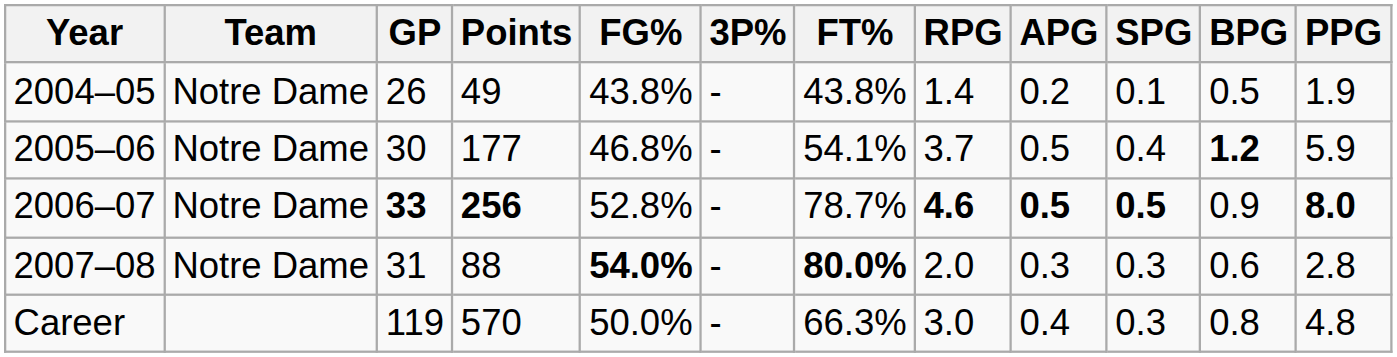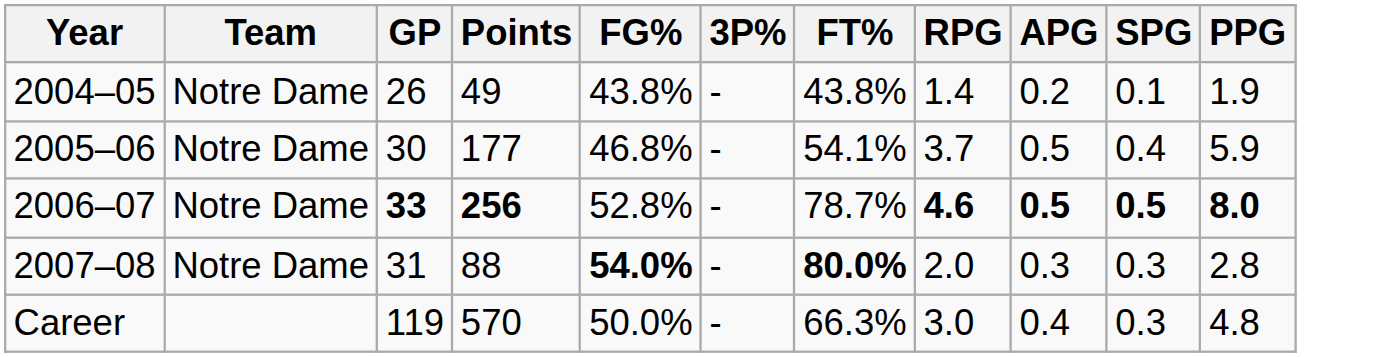- column: (1249, 33)
